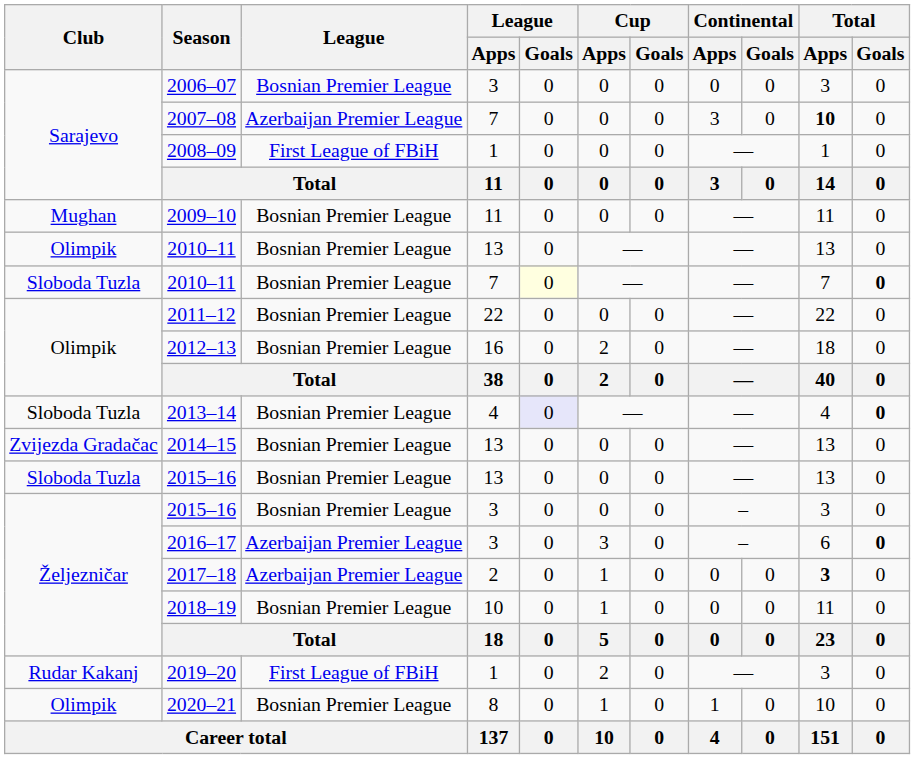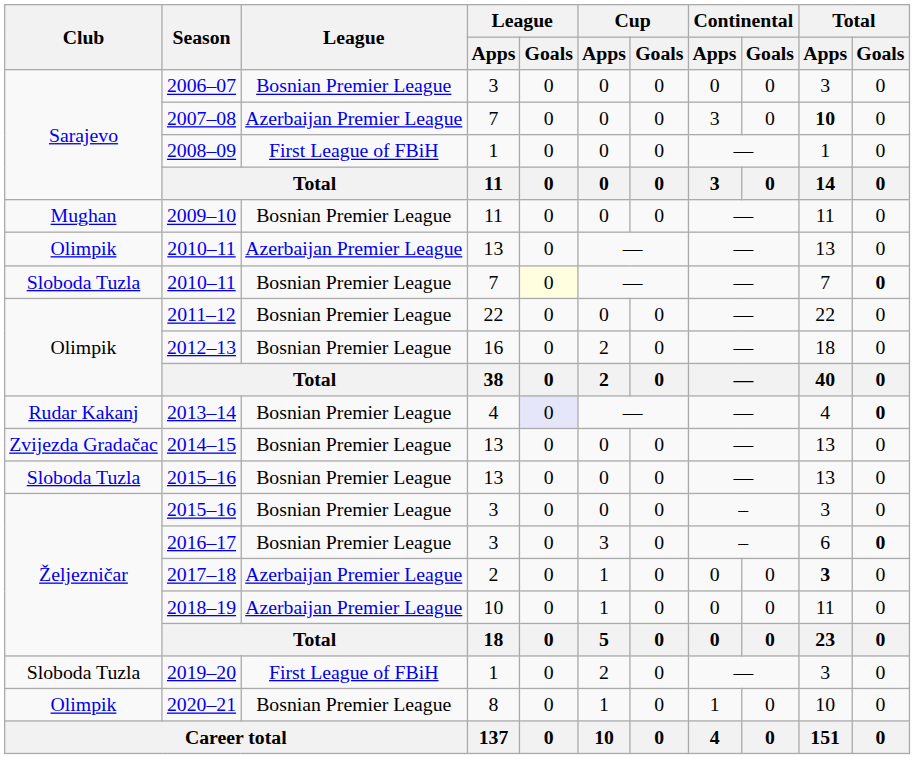(354, 249) Bosnian Premier League -> (354, 249) Azerbaijan Premier League
(84, 411) Sloboda Tuzla -> (84, 411) Rudar Kakanj
(354, 542) Azerbaijan Premier League -> (354, 542) Bosnian Premier League
(354, 607) Bosnian Premier League -> (354, 607) Azerbaijan Premier League
(84, 672) Rudar Kakanj -> (84, 672) Sloboda Tuzla
